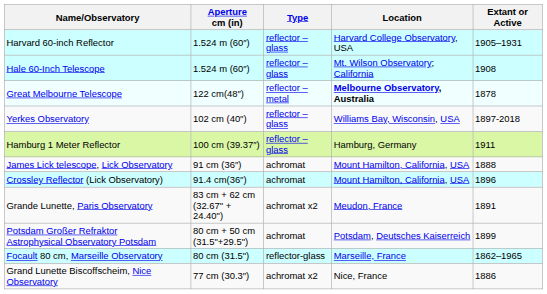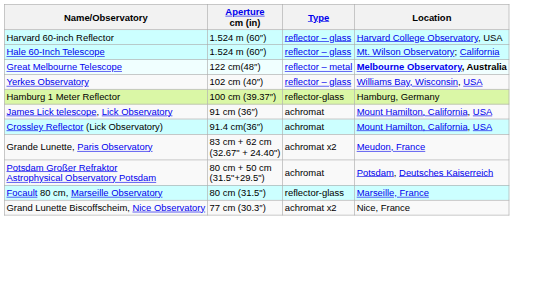- column: (508, 17)
(287, 145) reflector – glass -> (314, 97) reflector-glass
